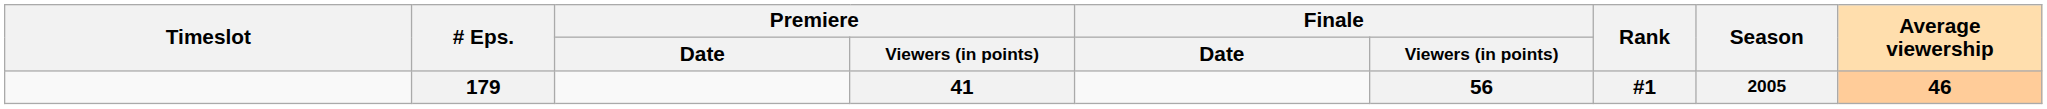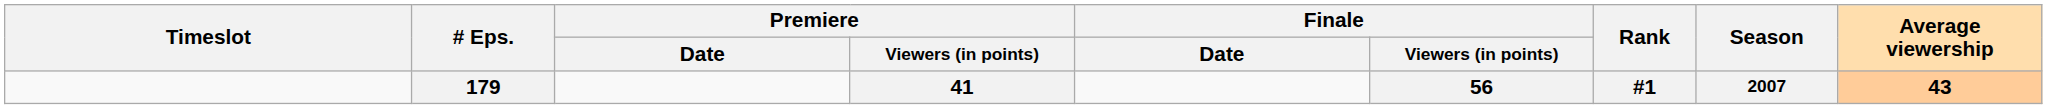(1767, 87) 2005 -> (1767, 87) 2007
(1940, 86) 46 -> (1940, 86) 43
